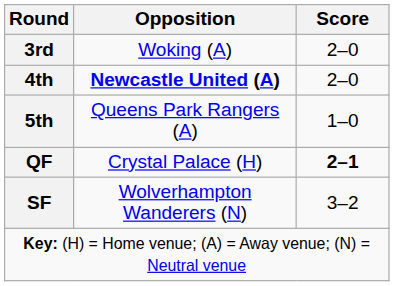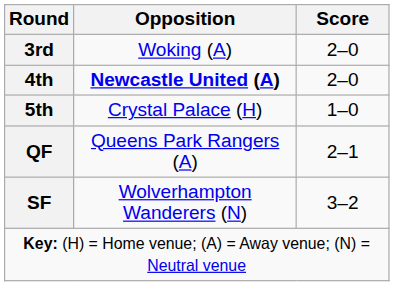(185, 120) Queens Park Rangers (A) -> (185, 110) Crystal Palace (H)
(185, 161) Crystal Palace (H) -> (185, 151) Queens Park Rangers (A)
(343, 161) bold -> (343, 151) normal
